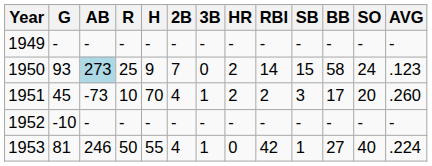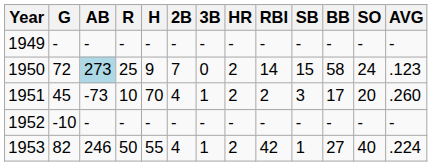(62, 69) 93 -> (62, 69) 72
(62, 148) 81 -> (62, 148) 82
(233, 148) 0 -> (233, 148) 2
